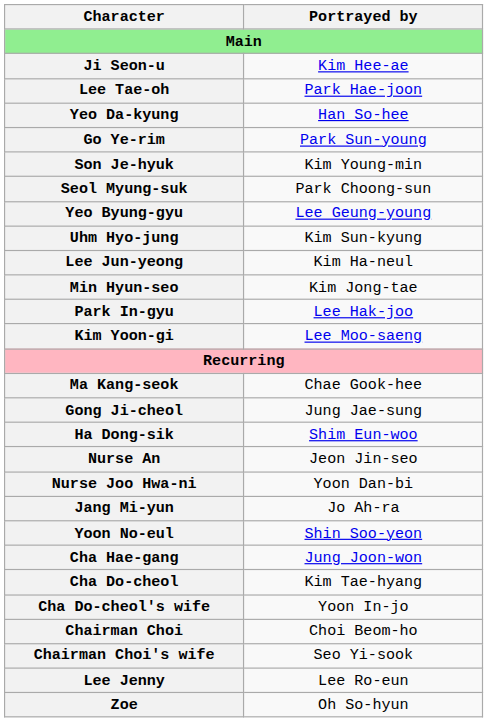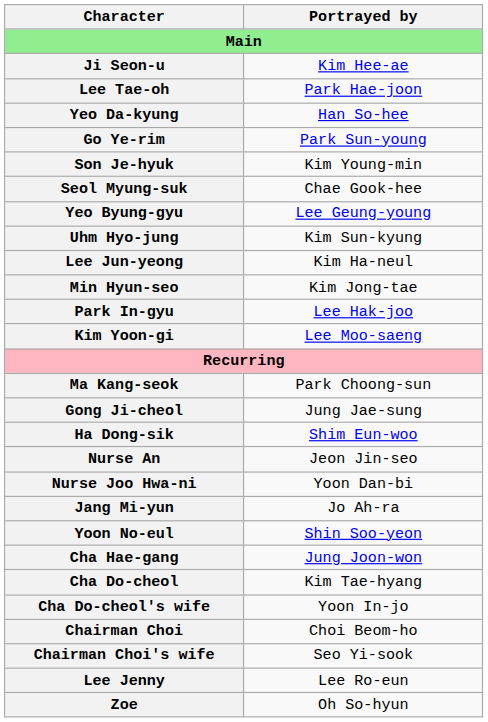(363, 189) Park Choong-sun -> (363, 189) Chae Gook-hee
(363, 386) Chae Gook-hee -> (363, 386) Park Choong-sun
